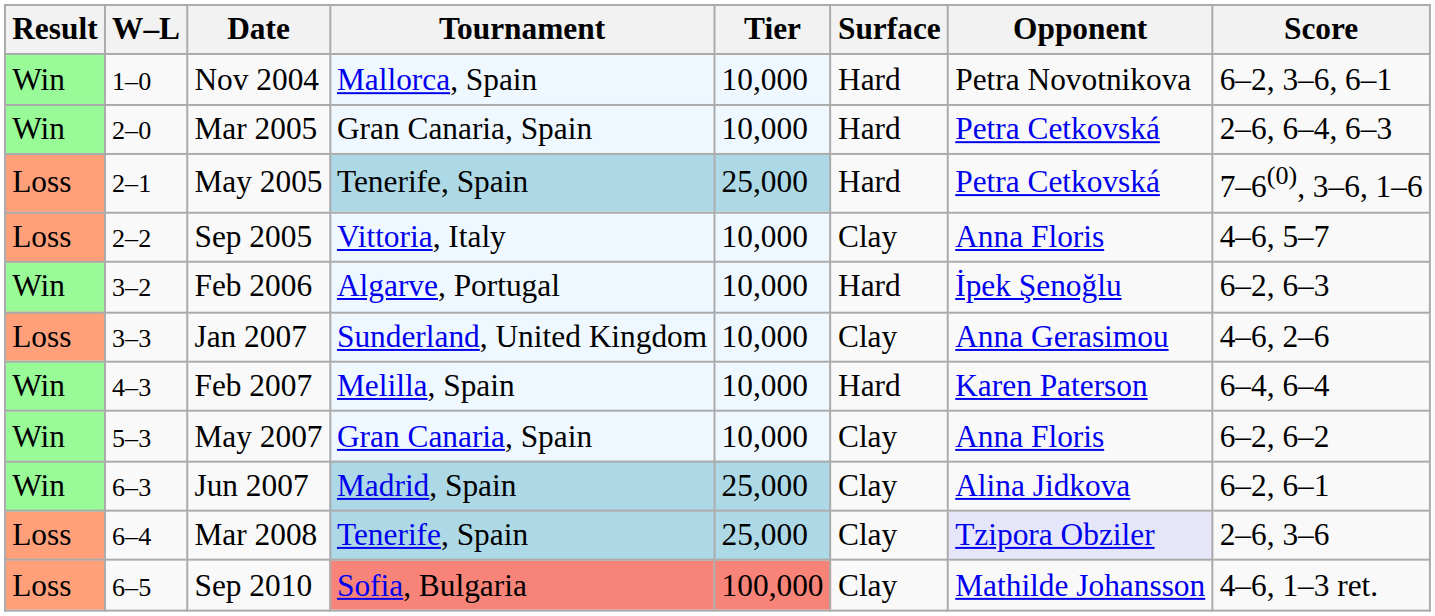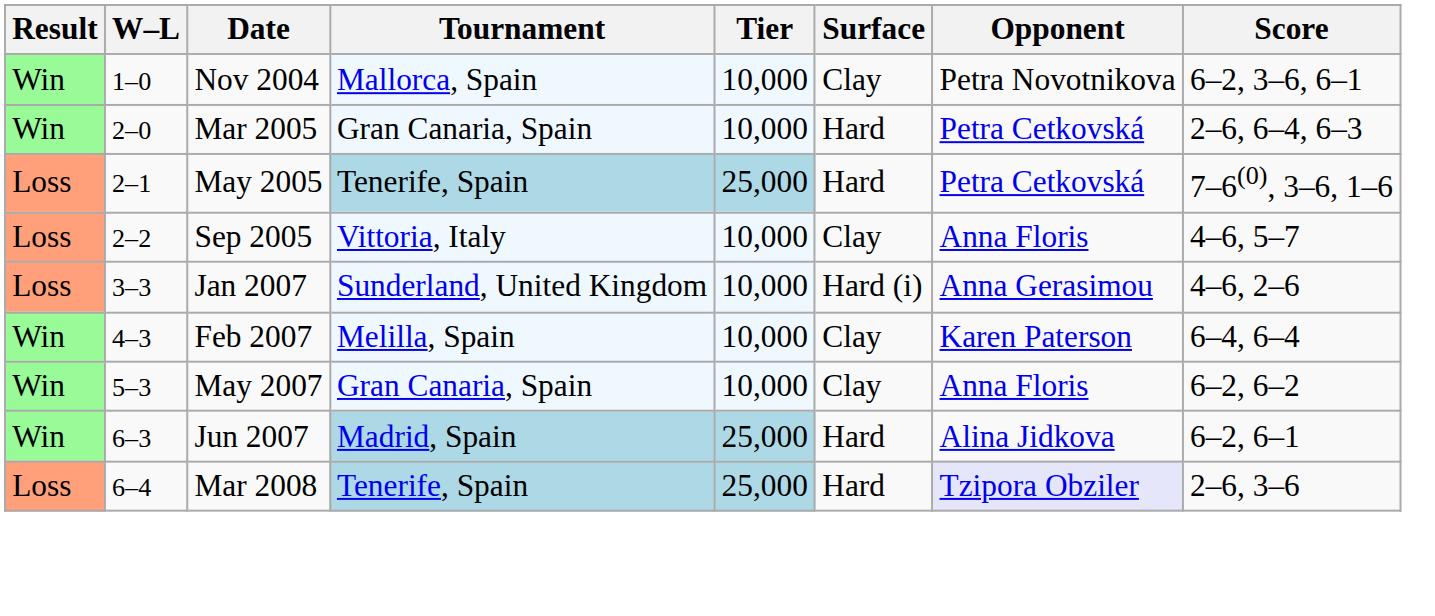(869, 79) Hard -> (852, 79) Clay
- row: (253, 286)
(868, 336) Clay -> (872, 286) Hard (i)
(869, 385) Hard -> (852, 336) Clay
(868, 485) Clay -> (854, 435) Hard
(868, 535) Clay -> (854, 485) Hard
- row: (253, 584)
